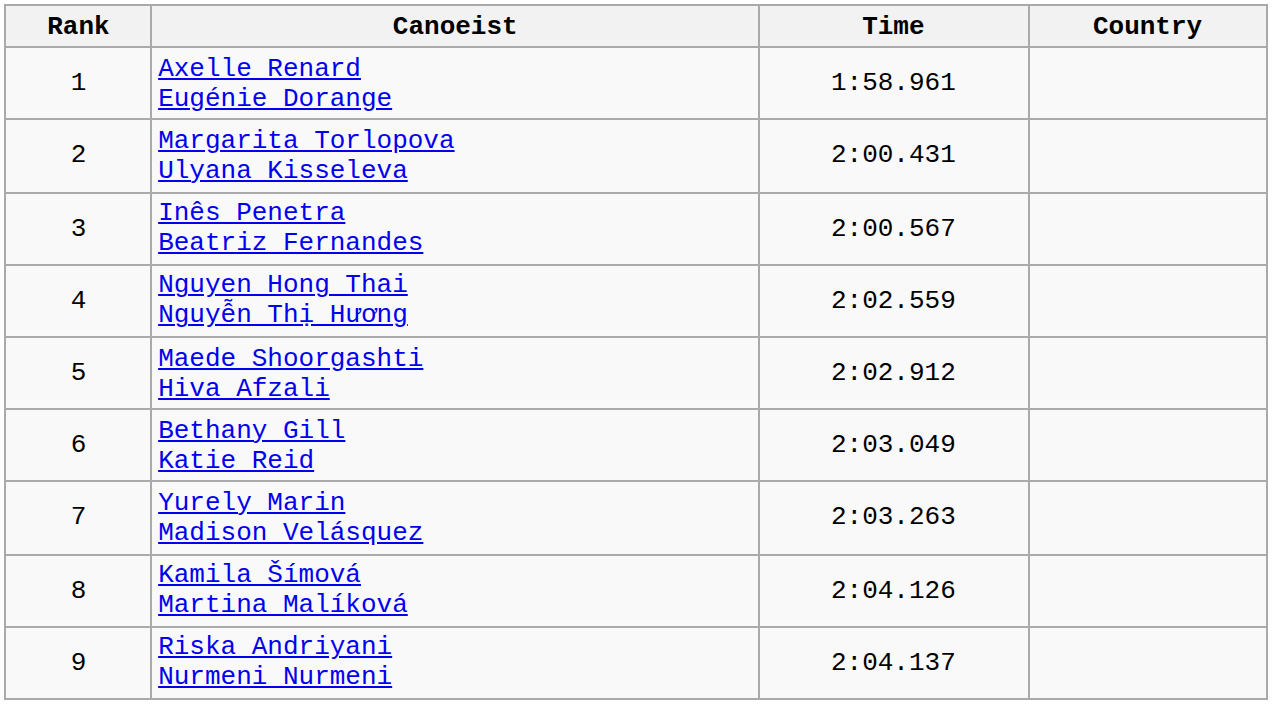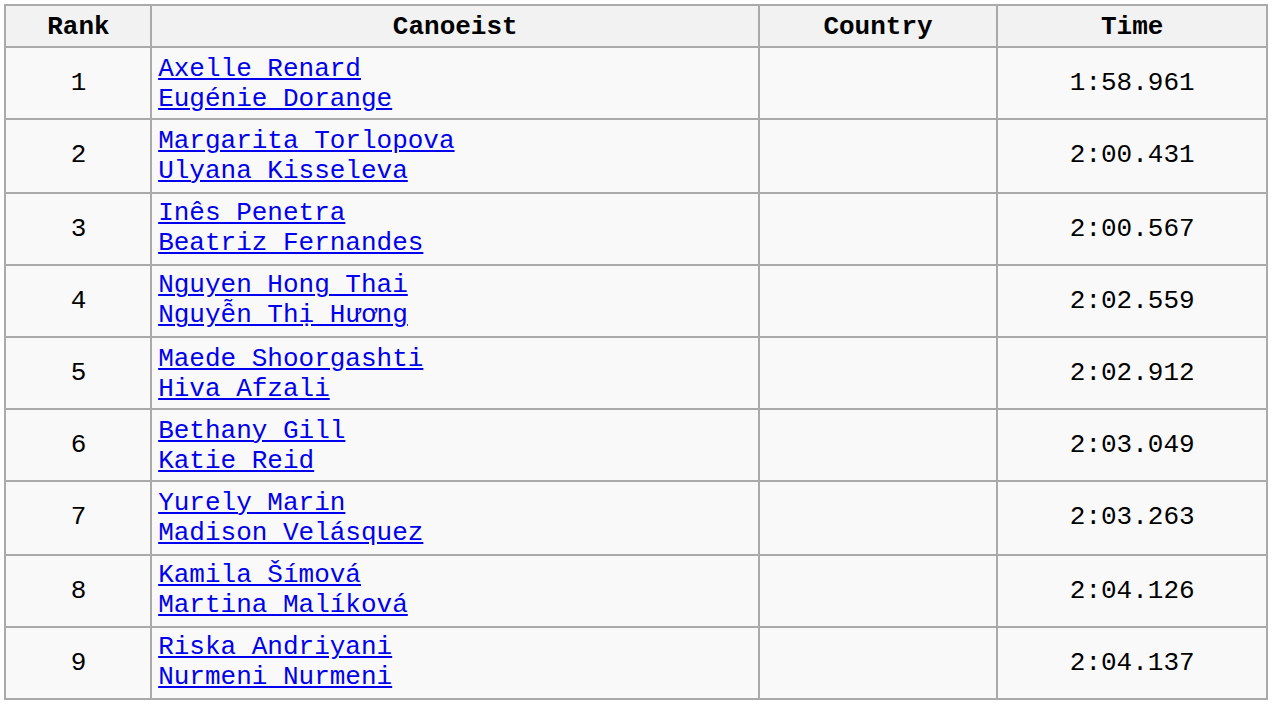columns swapped: (1148, 26) <-> (893, 26)
